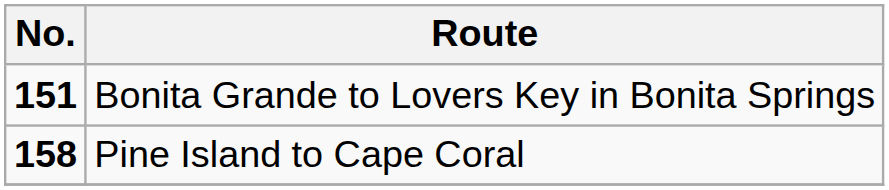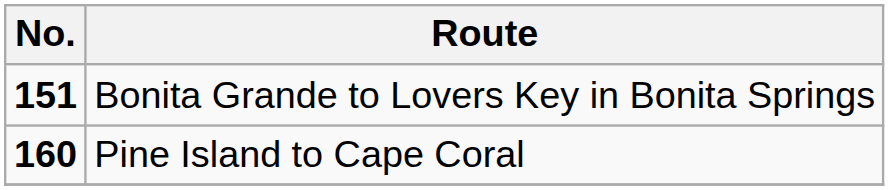(45, 154) 158 -> (45, 154) 160
